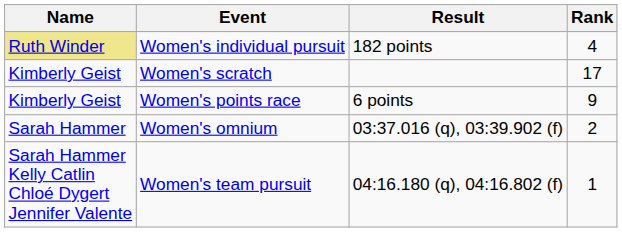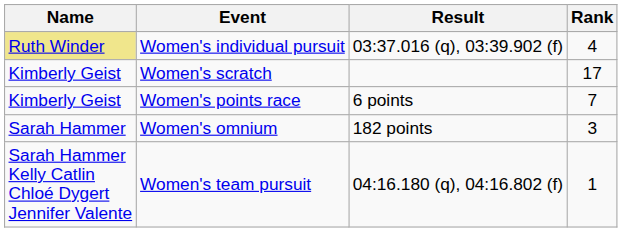(393, 45) 182 points -> (458, 45) 03:37.016 (q), 03:39.902 (f)
(592, 100) 9 -> (592, 100) 7
(458, 127) 03:37.016 (q), 03:39.902 (f) -> (393, 127) 182 points
(592, 127) 2 -> (592, 127) 3
